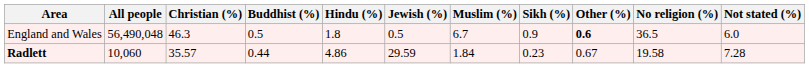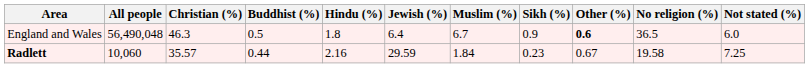(396, 33) 0.5 -> (396, 33) 6.4
(336, 53) 4.86 -> (336, 53) 2.16
(735, 53) 7.28 -> (735, 53) 7.25
